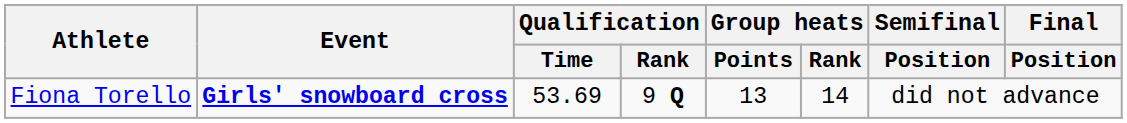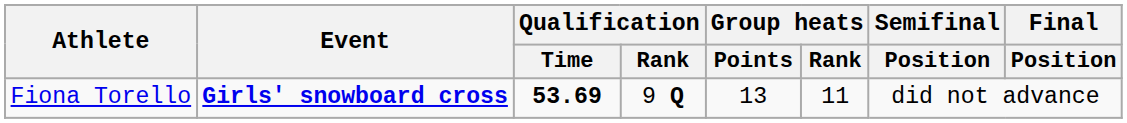(567, 98) normal -> (567, 98) bold
(835, 98) 14 -> (835, 98) 11
